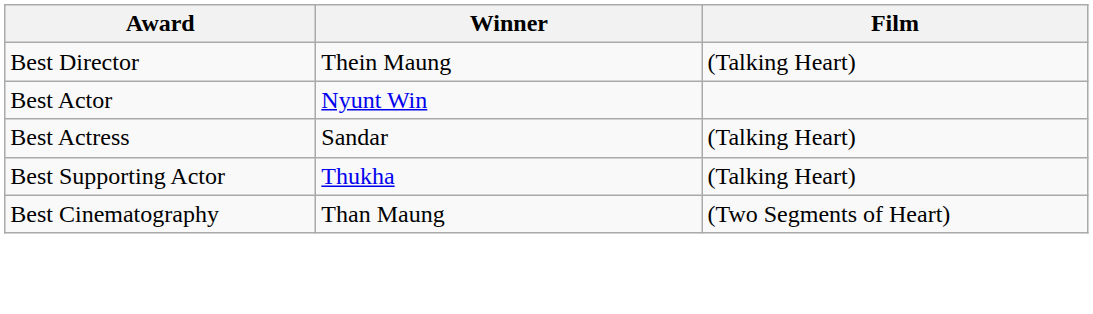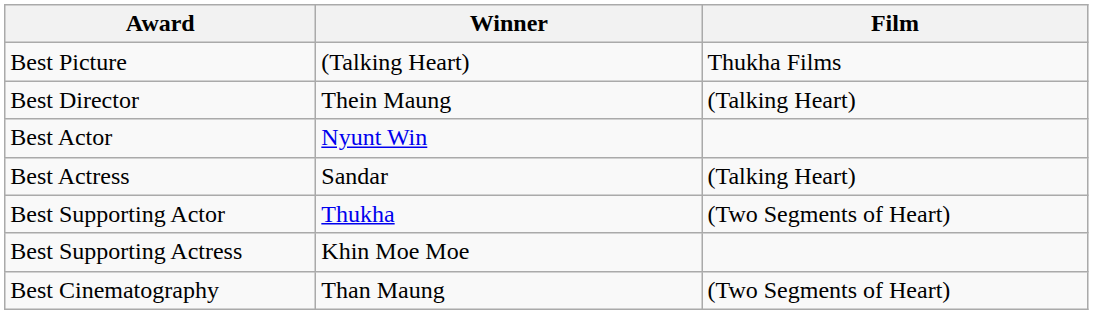+ row: (69, 61)
(782, 175) (Talking Heart) -> (829, 213) (Two Segments of Heart)
+ row: (126, 251)
